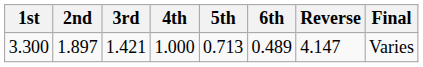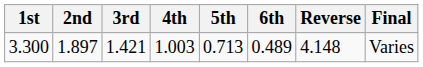(175, 47) 1.000 -> (175, 47) 1.003
(320, 47) 4.147 -> (320, 47) 4.148
